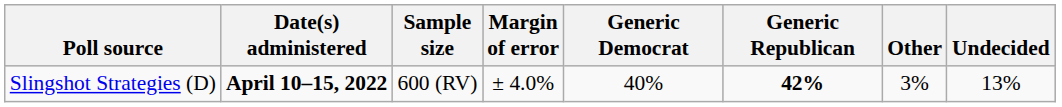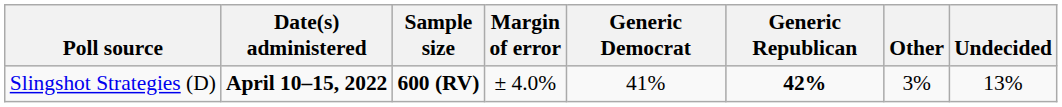(437, 83) normal -> (438, 83) bold
(644, 83) 40% -> (646, 83) 41%
